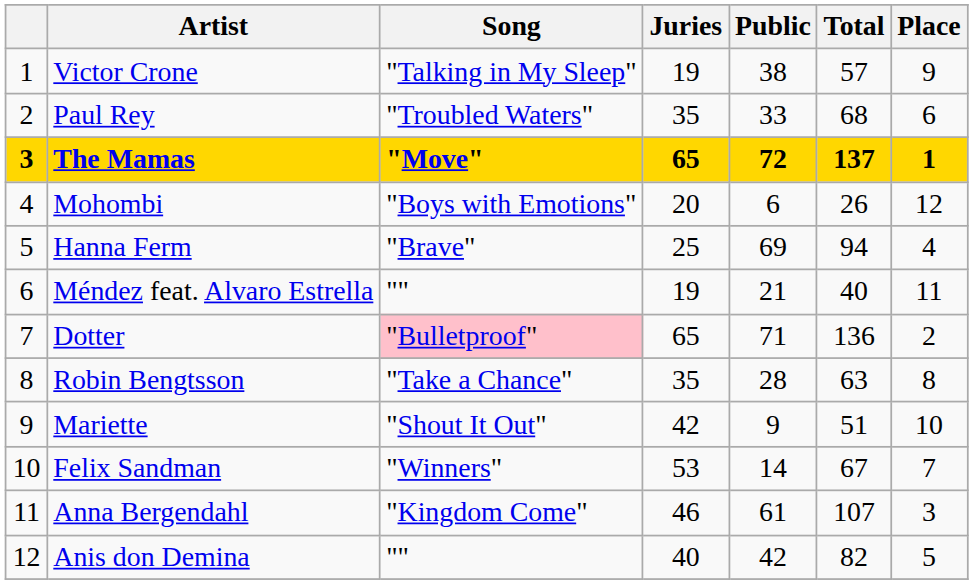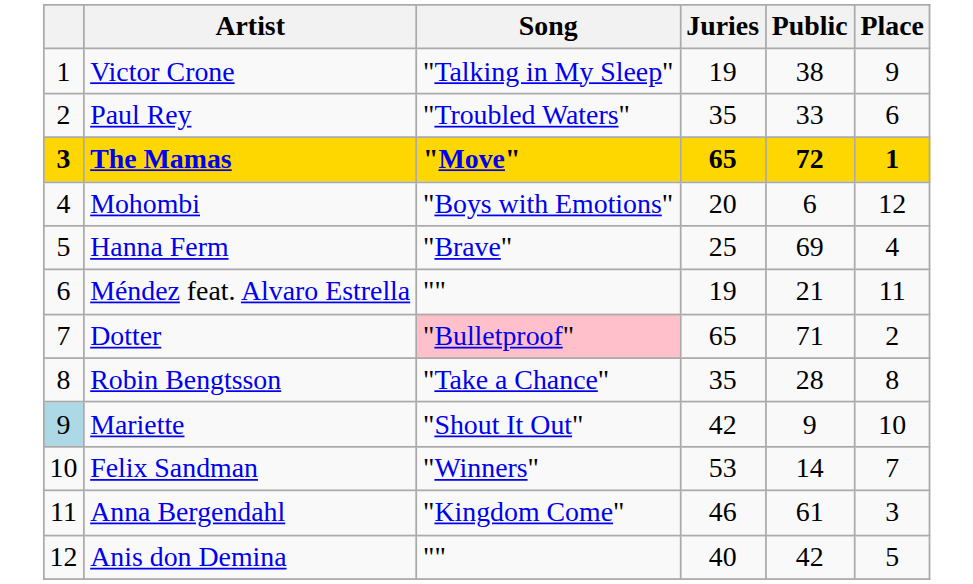- column: (854, 26)
(27, 423) no background -> (63, 423) lightblue background
